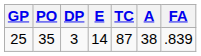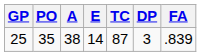columns swapped: (149, 16) <-> (74, 16)
